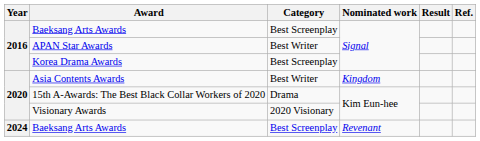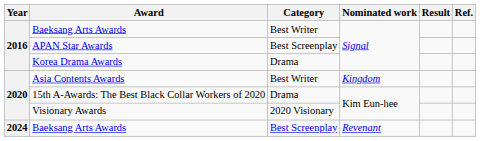(304, 29) Best Screenplay -> (294, 29) Best Writer
(294, 45) Best Writer -> (304, 45) Best Screenplay
(304, 62) Best Screenplay -> (284, 62) Drama
